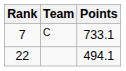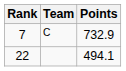(99, 35) 733.1 -> (99, 35) 732.9
